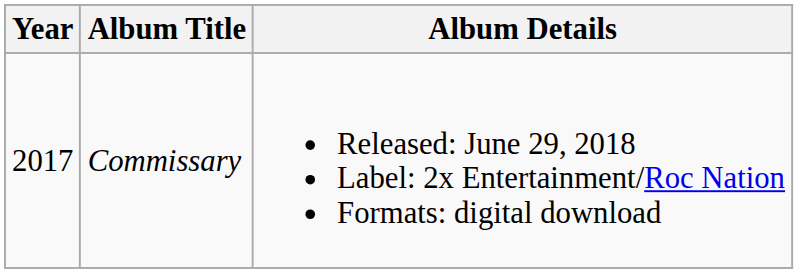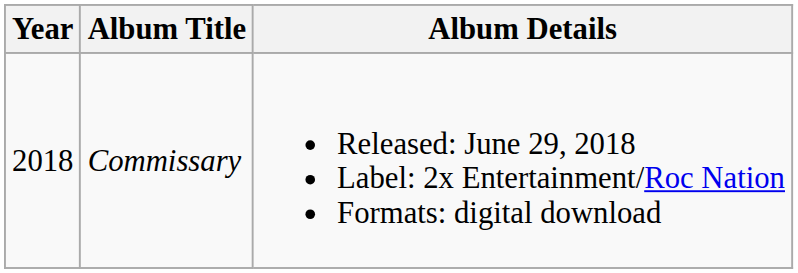(43, 160) 2017 -> (43, 160) 2018
